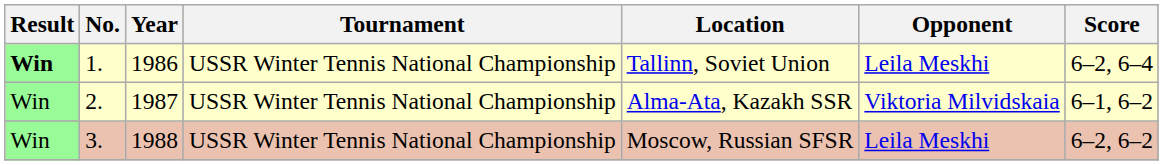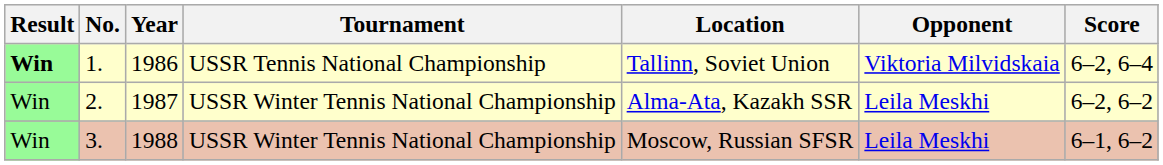(402, 62) USSR Winter Tennis National Championship -> (367, 62) USSR Tennis National Championship
(927, 62) Leila Meskhi -> (962, 62) Viktoria Milvidskaia
(962, 101) Viktoria Milvidskaia -> (927, 101) Leila Meskhi
(1112, 101) 6–1, 6–2 -> (1112, 101) 6–2, 6–2
(1112, 140) 6–2, 6–2 -> (1112, 140) 6–1, 6–2
